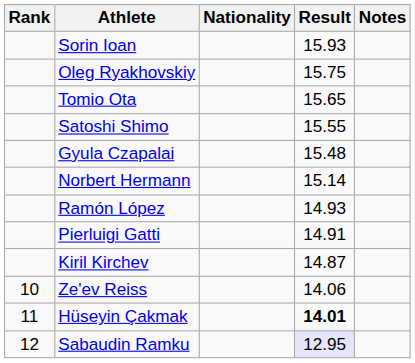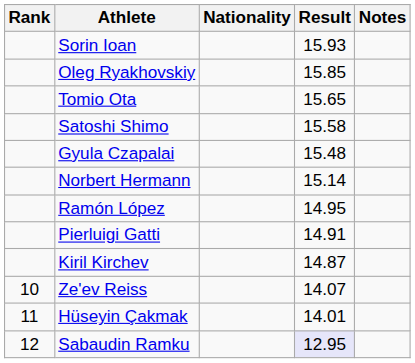(325, 72) 15.75 -> (325, 72) 15.85
(325, 126) 15.55 -> (325, 126) 15.58
(325, 208) 14.93 -> (325, 208) 14.95
(325, 289) 14.06 -> (325, 289) 14.07
(325, 316) bold -> (325, 316) normal
